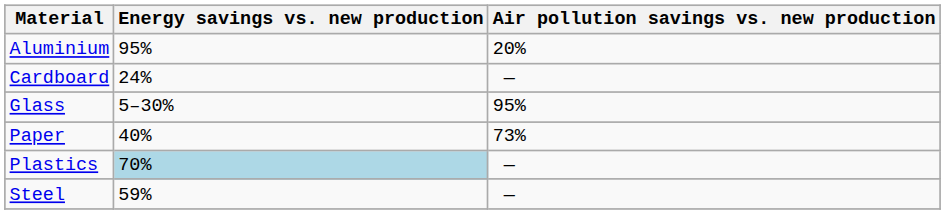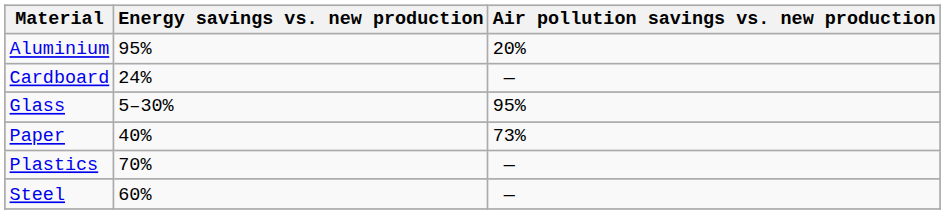(135, 165) lightblue background -> (135, 165) no background
(135, 194) 59% -> (135, 194) 60%
